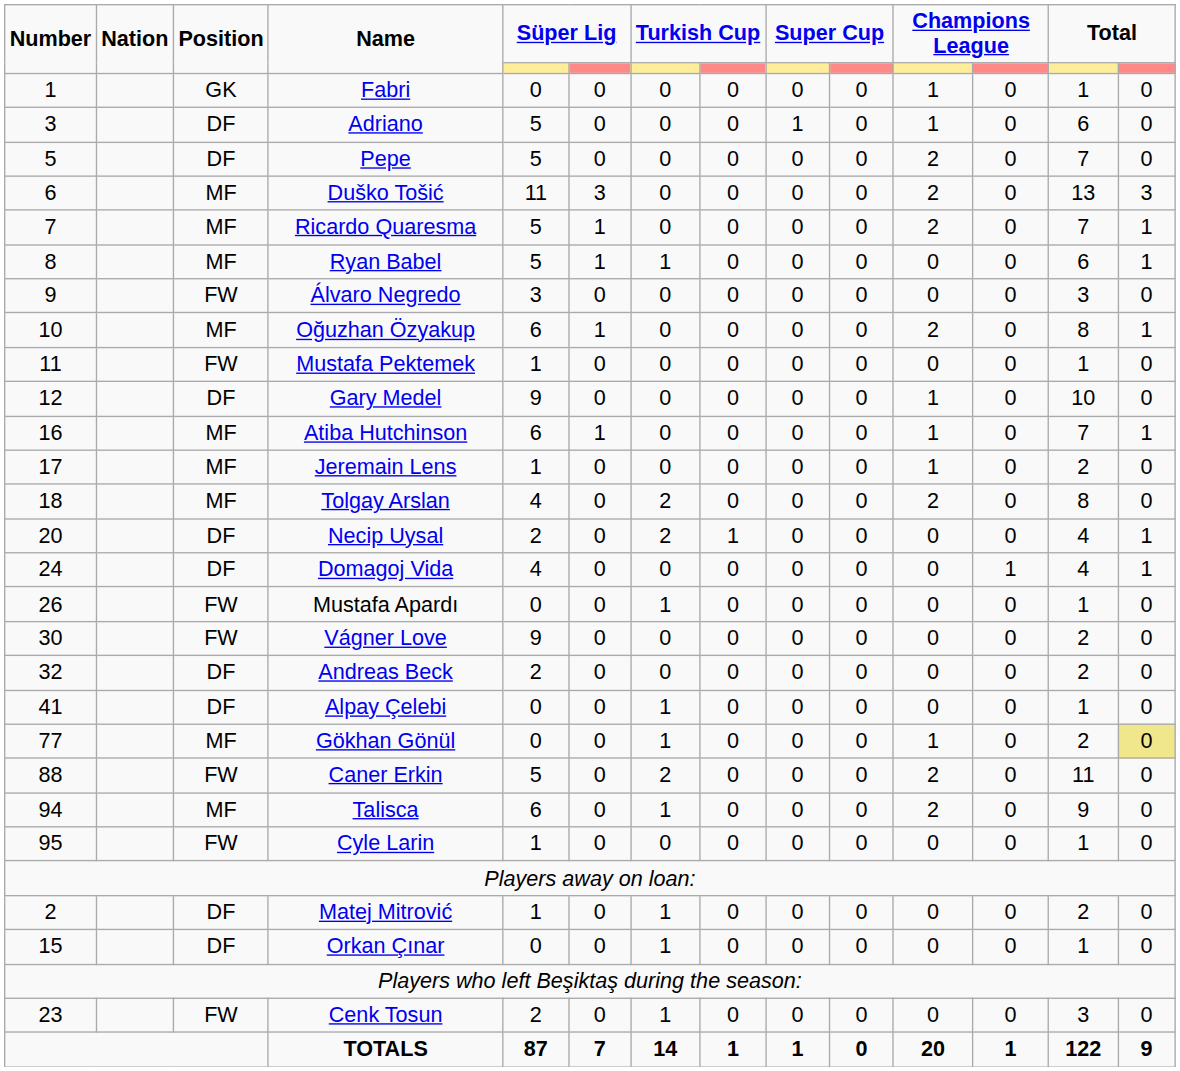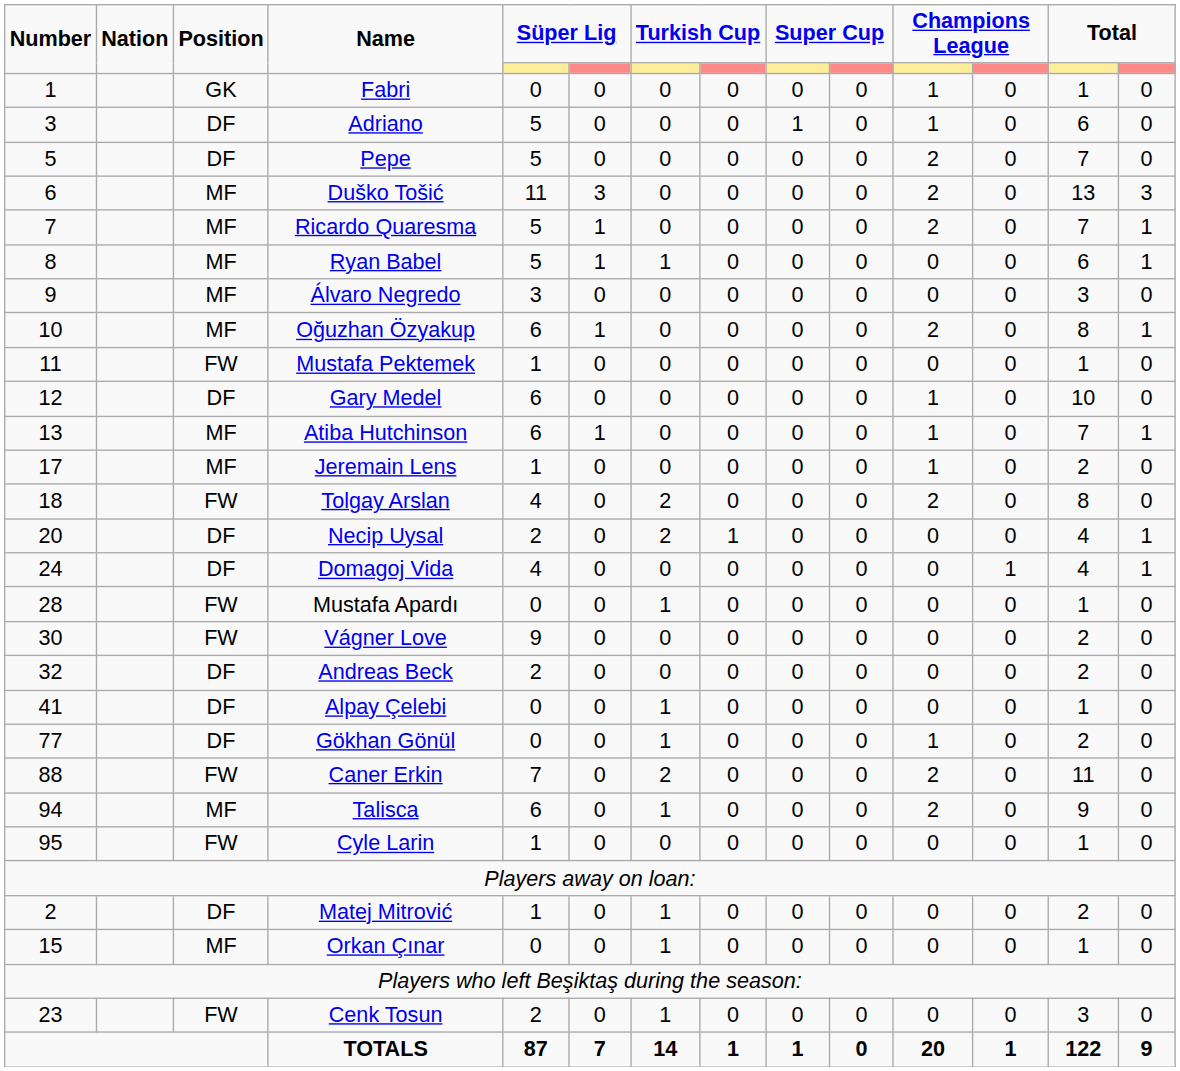(221, 295) FW -> (221, 295) MF
(536, 398) 9 -> (536, 398) 6
(50, 432) 16 -> (50, 432) 13
(221, 501) MF -> (221, 501) FW
(50, 603) 26 -> (50, 603) 28
(221, 741) MF -> (221, 741) DF
(1146, 741) khaki background -> (1146, 741) no background
(536, 775) 5 -> (536, 775) 7
(221, 946) DF -> (221, 946) MF
